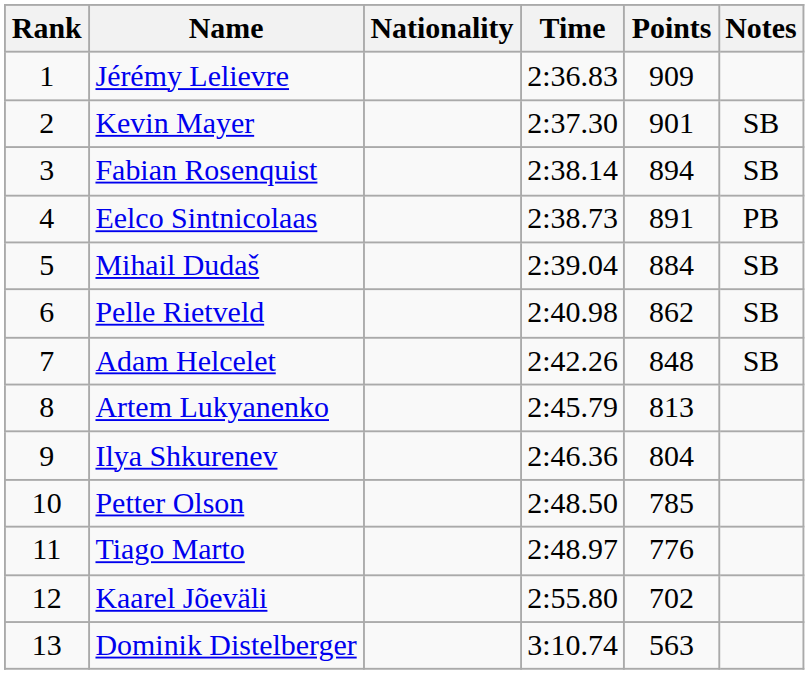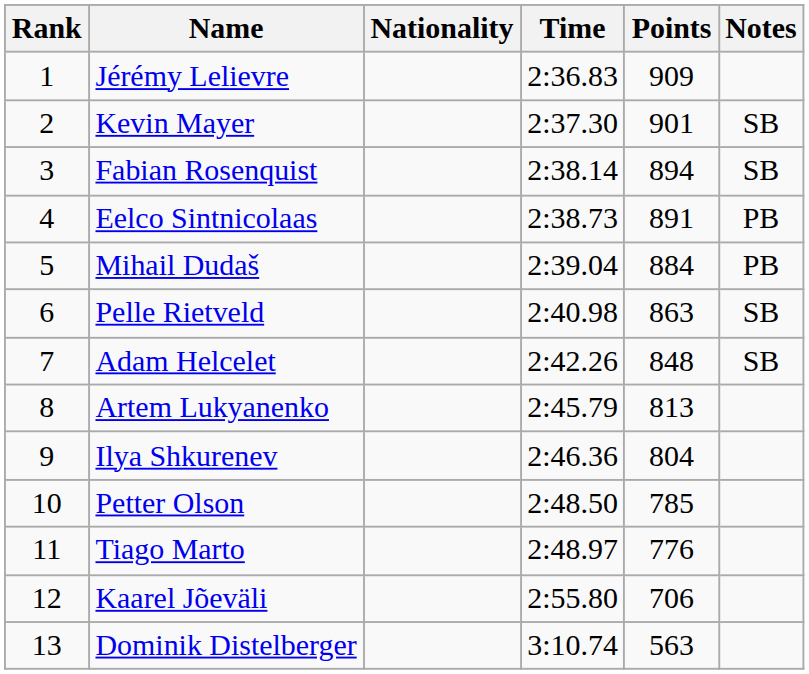(761, 265) SB -> (761, 265) PB
(672, 312) 862 -> (672, 312) 863
(672, 597) 702 -> (672, 597) 706
